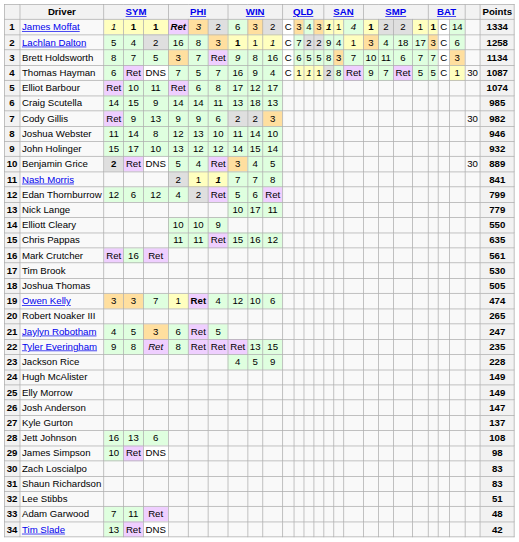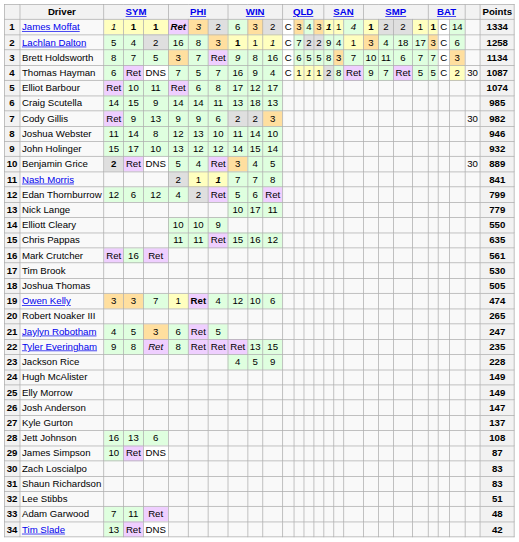(457, 72) 1 -> (457, 72) 2
(497, 453) 98 -> (497, 453) 87
